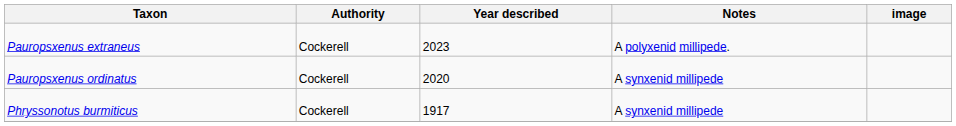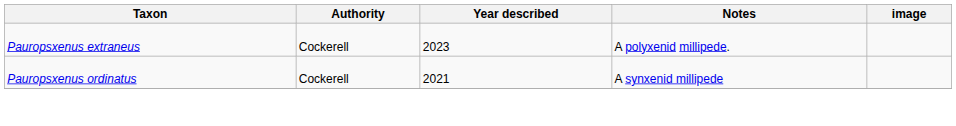(436, 79) 2020 -> (436, 79) 2021
- row: (73, 111)
